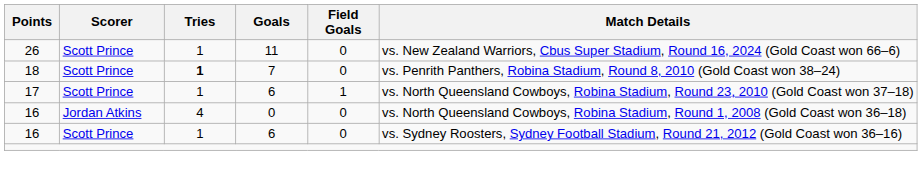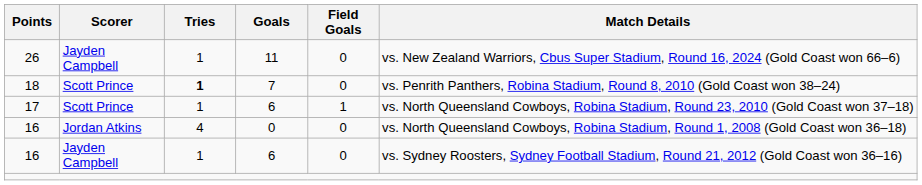(98, 50) Scott Prince -> (90, 57) Jayden Campbell
(98, 133) Scott Prince -> (90, 155) Jayden Campbell
